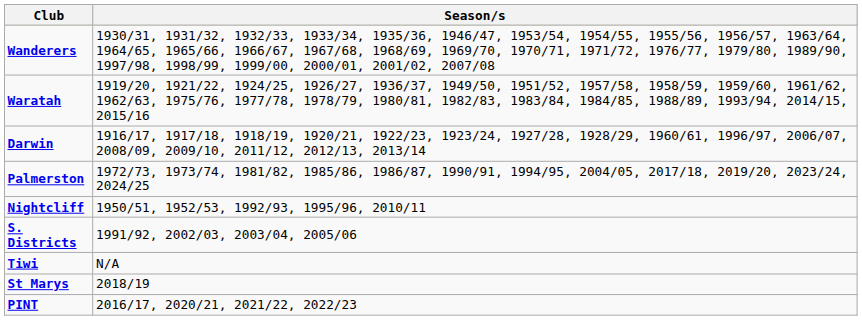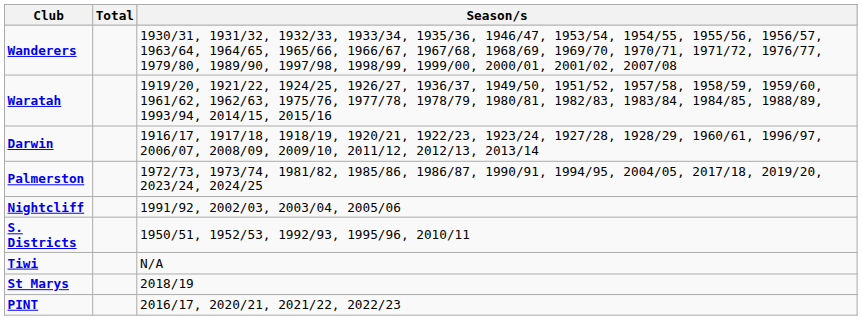+ column: (115, 15)
(261, 207) 1950/51, 1952/53, 1992/93, 1995/96, 2010/11 -> (270, 207) 1991/92, 2002/03, 2003/04, 2005/06
(226, 235) 1991/92, 2002/03, 2003/04, 2005/06 -> (305, 235) 1950/51, 1952/53, 1992/93, 1995/96, 2010/11
